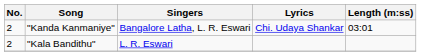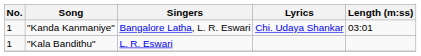(9, 28) 2 -> (9, 28) 1
(9, 44) 2 -> (9, 44) 1
